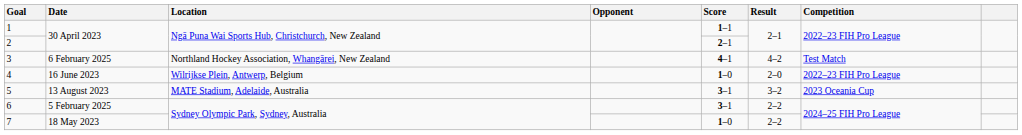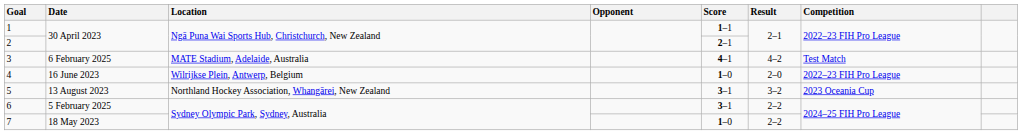(280, 59) Northland Hockey Association, Whangārei, New Zealand -> (240, 59) MATE Stadium, Adelaide, Australia
(240, 91) MATE Stadium, Adelaide, Australia -> (280, 91) Northland Hockey Association, Whangārei, New Zealand
